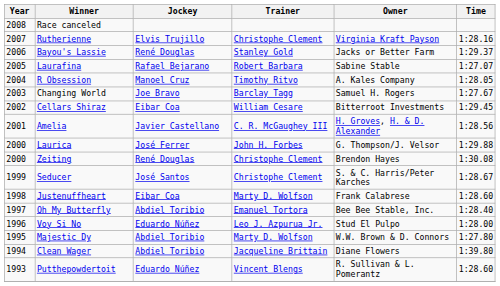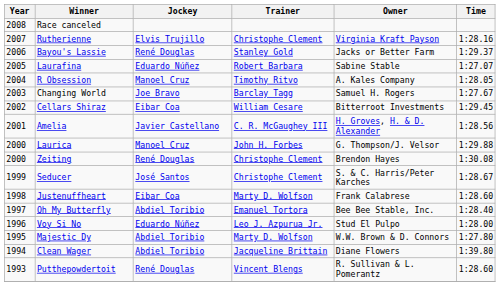(172, 66) Rafael Bejarano -> (167, 66) Eduardo Núñez
(162, 145) José Ferrer -> (162, 145) Manoel Cruz
(167, 269) Eduardo Núñez -> (165, 269) René Douglas
